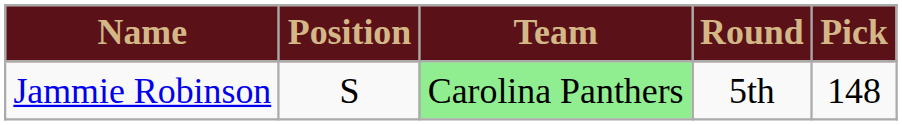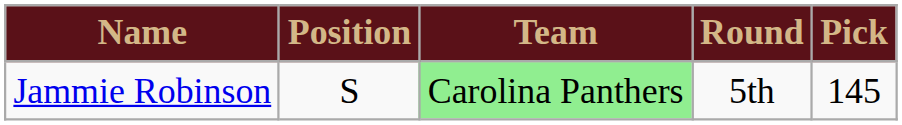(854, 89) 148 -> (854, 89) 145
